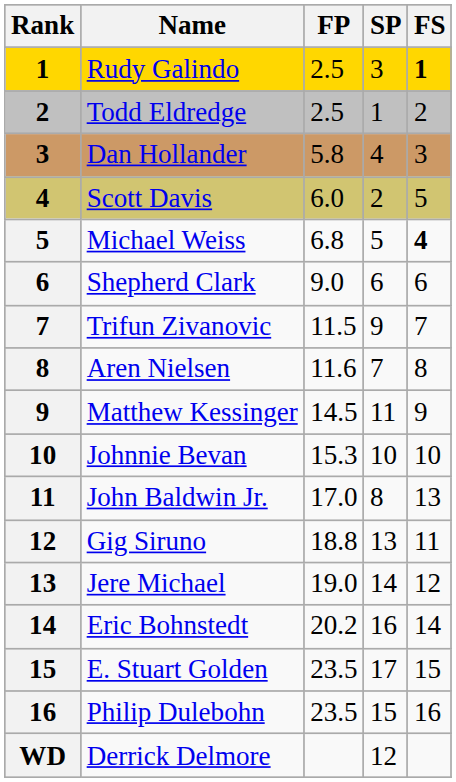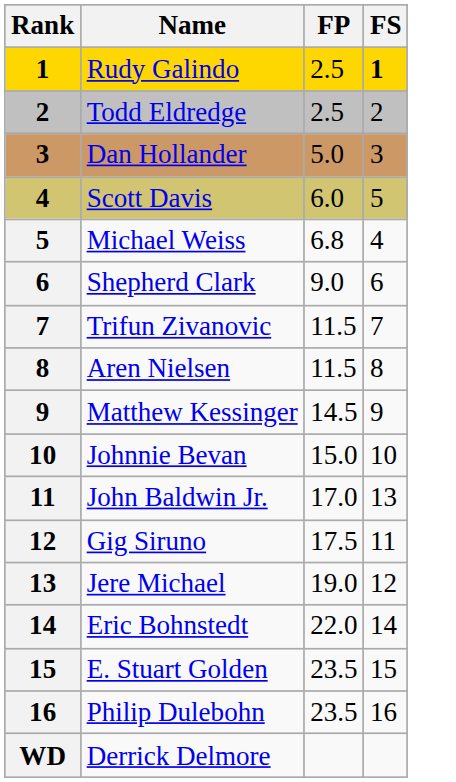- column: (386, 25)
(327, 154) 5.8 -> (327, 154) 5.0
(421, 240) bold -> (377, 240) normal
(333, 369) 11.6 -> (333, 369) 11.5
(334, 454) 15.3 -> (334, 454) 15.0
(334, 540) 18.8 -> (334, 540) 17.5
(334, 626) 20.2 -> (334, 626) 22.0
